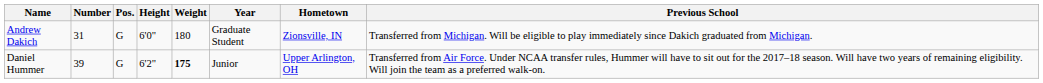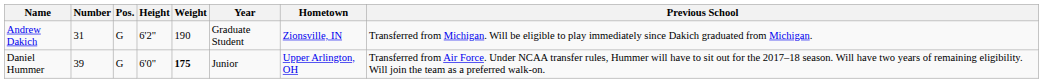(148, 35) 6'0" -> (148, 35) 6'2"
(182, 35) 180 -> (182, 35) 190
(148, 64) 6'2" -> (148, 64) 6'0"
